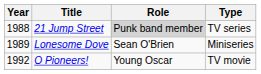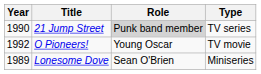(18, 28) 1988 -> (18, 28) 1990
rows swapped: (71, 45) <-> (61, 61)
